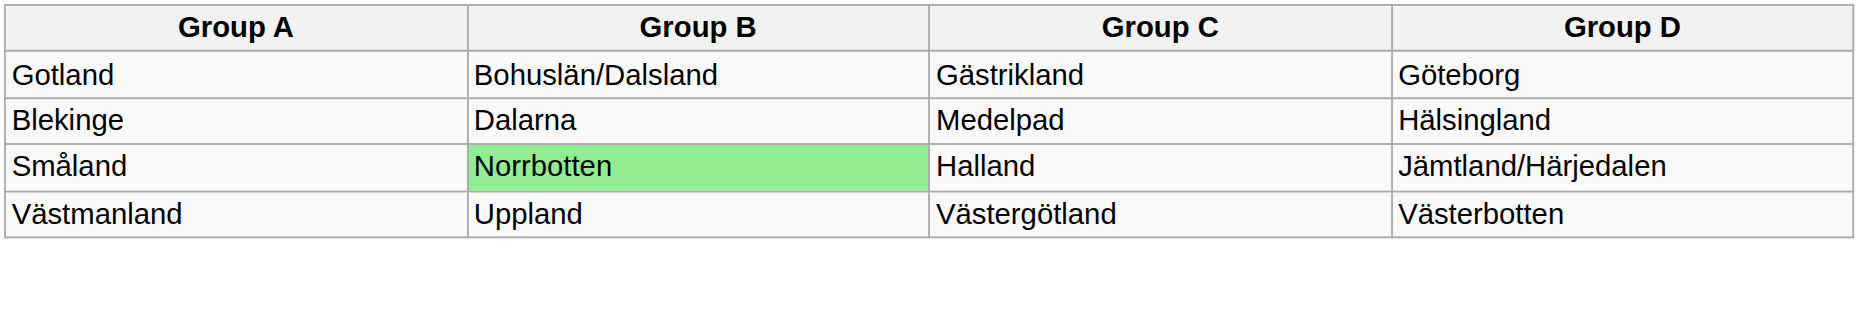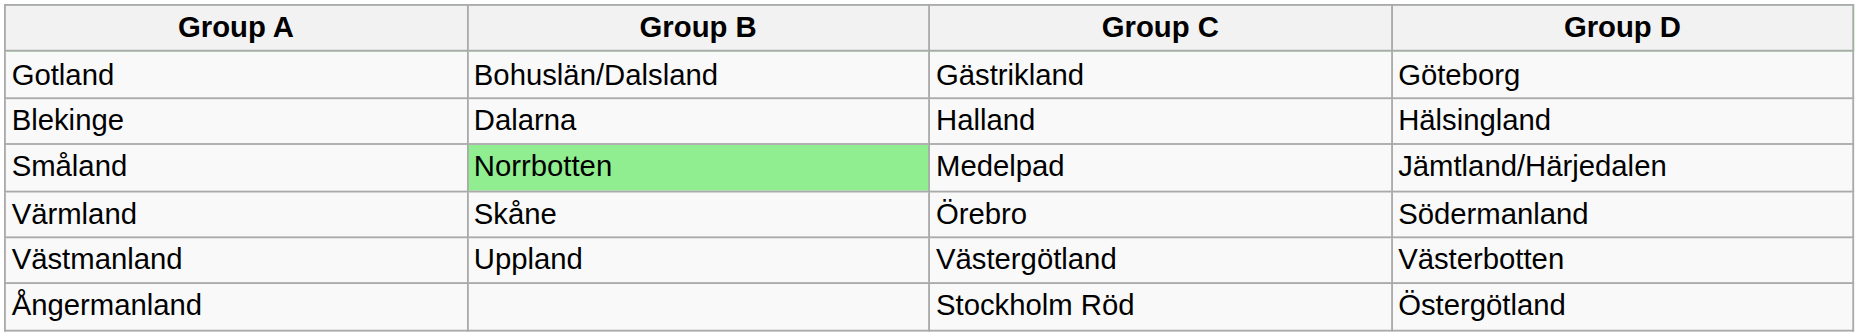(1000, 120) Medelpad -> (986, 120) Halland
(986, 167) Halland -> (1000, 167) Medelpad
+ row: (74, 213)
+ row: (107, 306)
